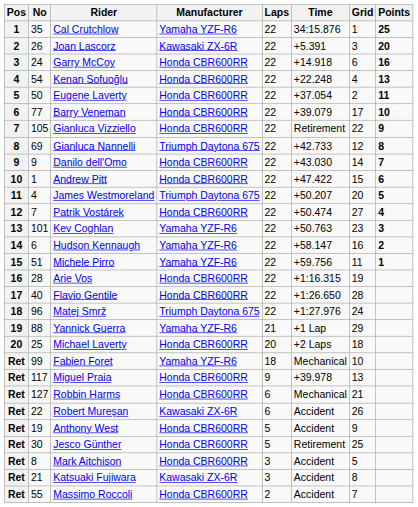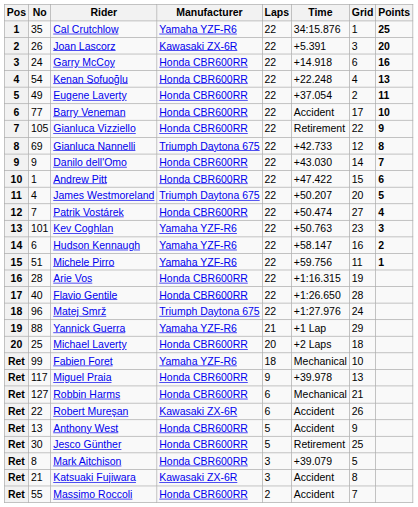(37, 96) 50 -> (37, 96) 49
(313, 112) +39.079 -> (314, 112) Accident
(37, 428) 19 -> (37, 428) 13
(314, 461) Accident -> (313, 461) +39.079
